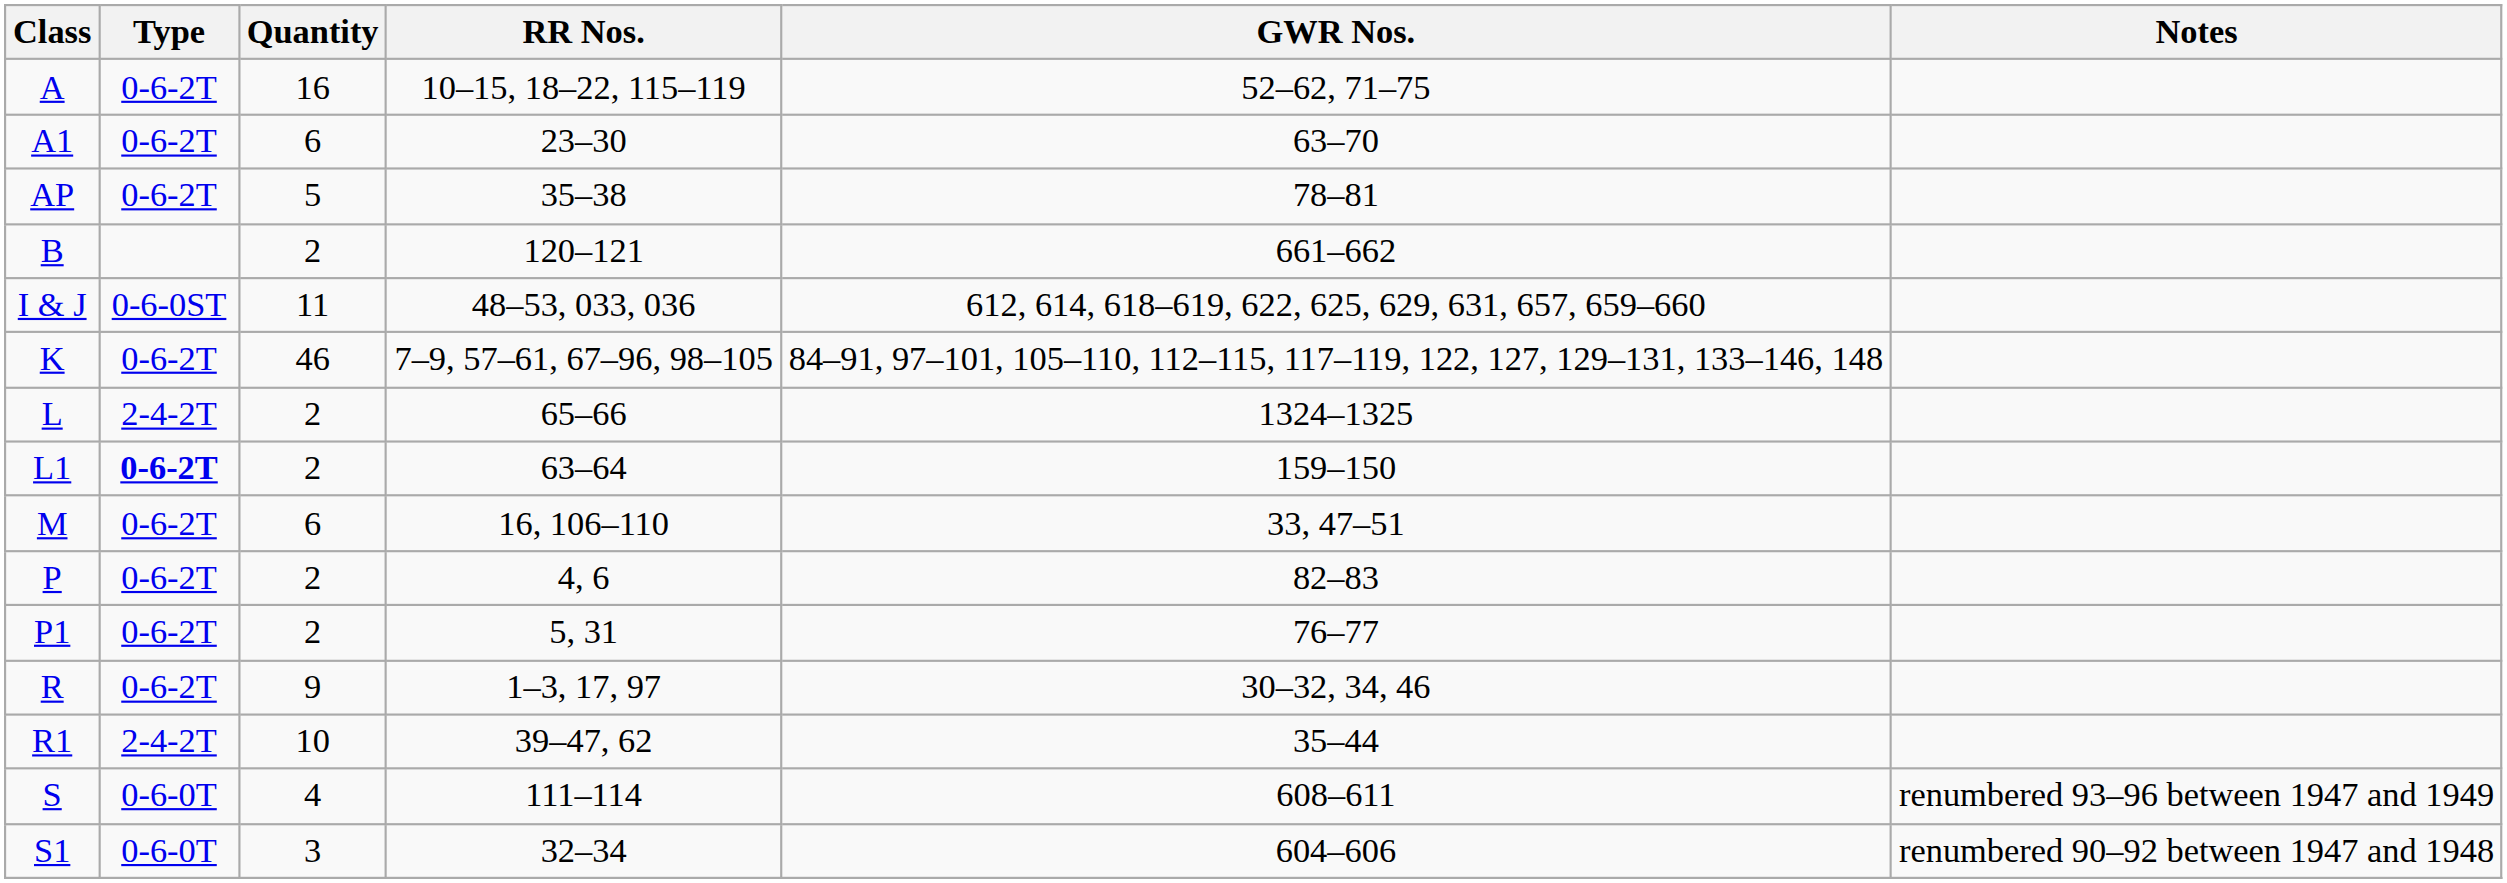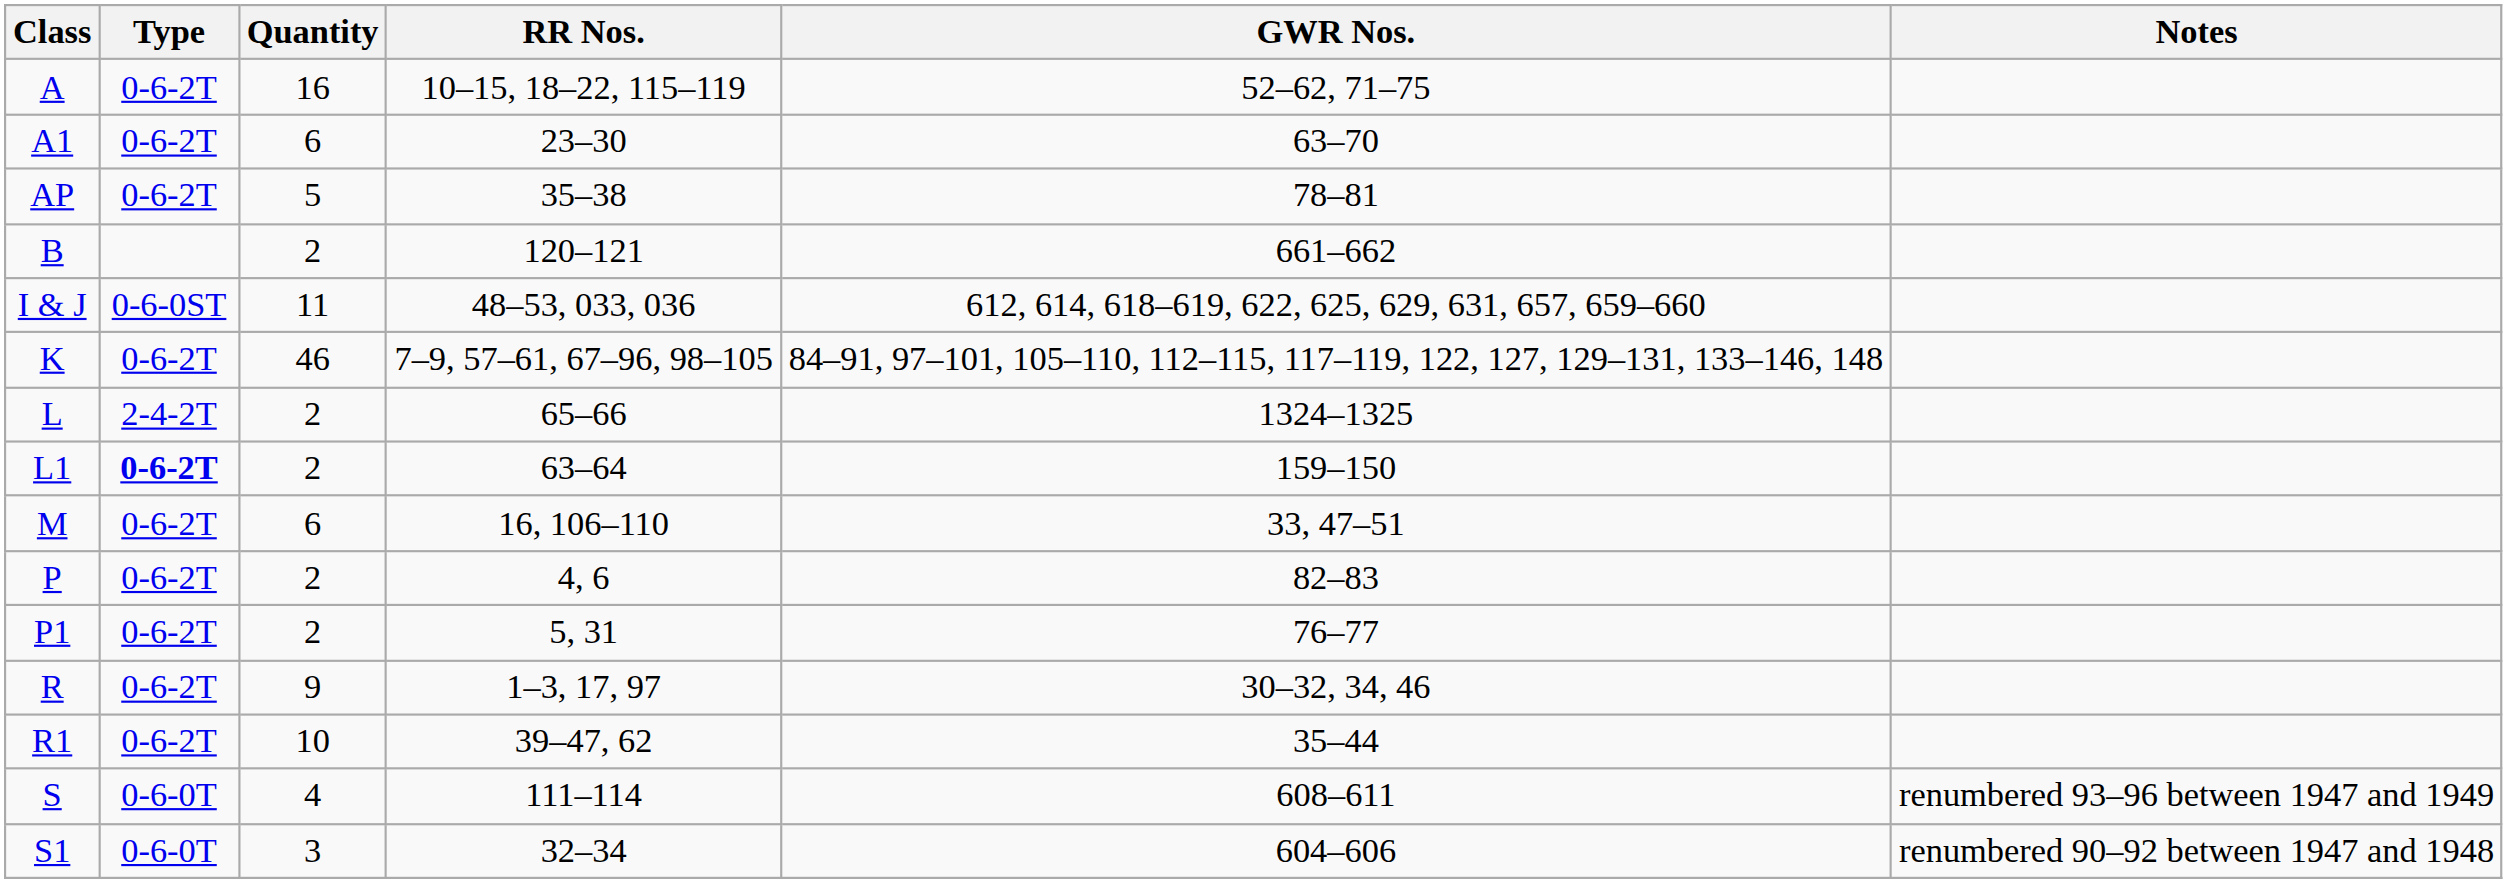(169, 741) 2-4-2T -> (169, 741) 0-6-2T
